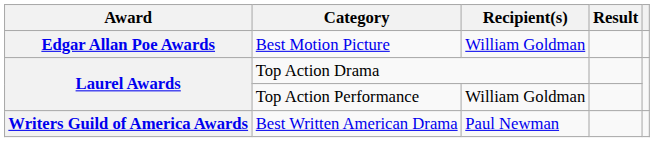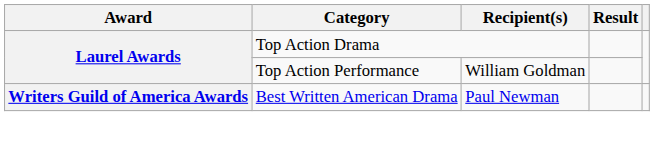- row: (323, 44)
